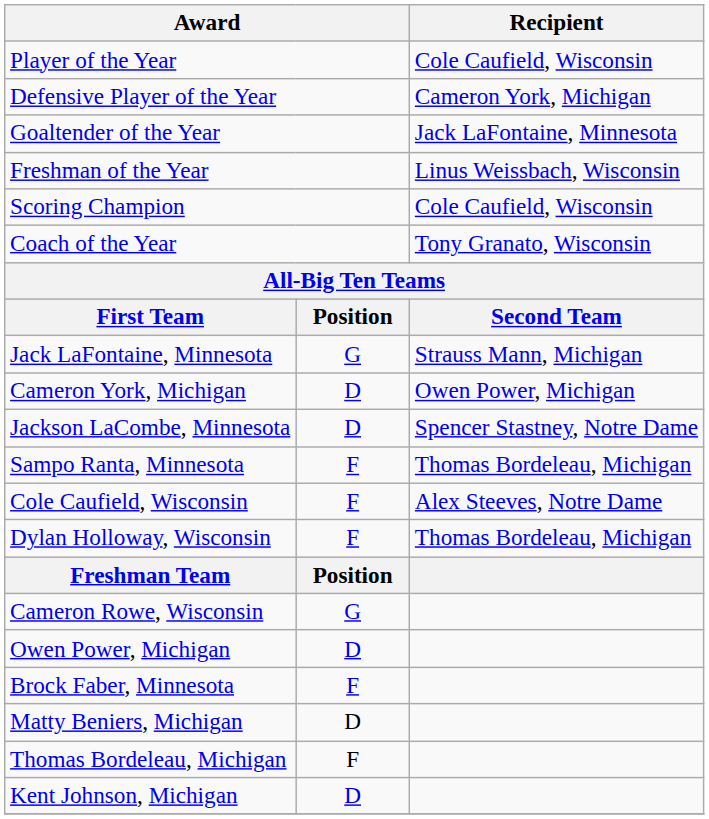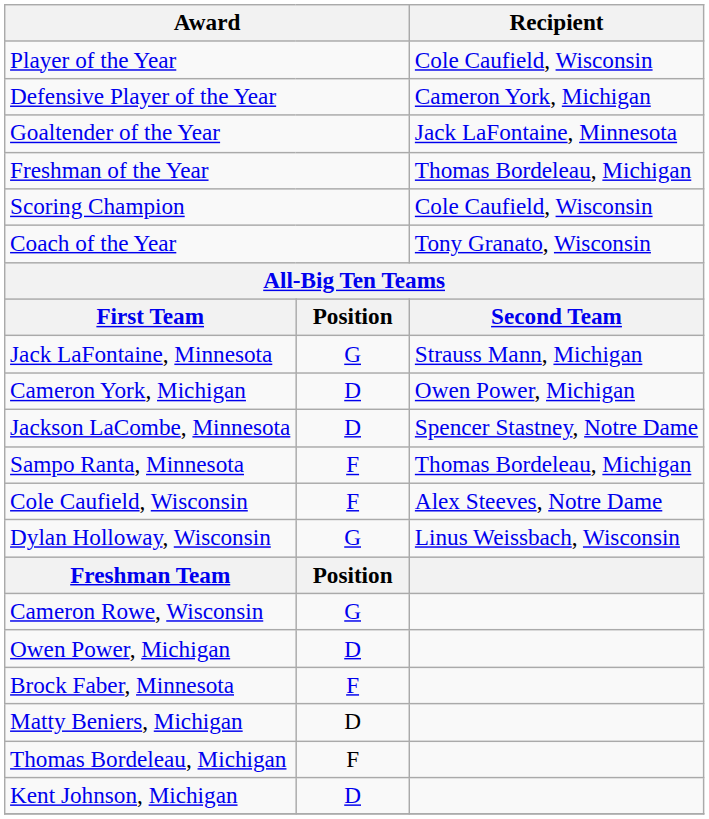(547, 170) Linus Weissbach, Wisconsin -> (553, 170) Thomas Bordeleau, Michigan
(353, 538) F -> (353, 538) G
(553, 538) Thomas Bordeleau, Michigan -> (547, 538) Linus Weissbach, Wisconsin
